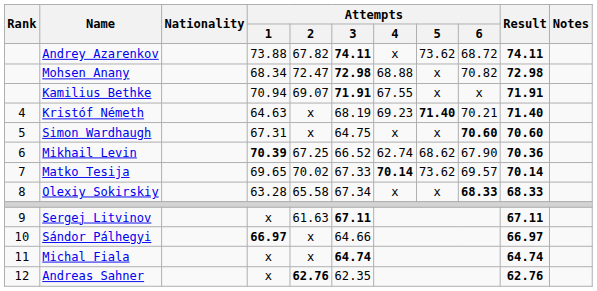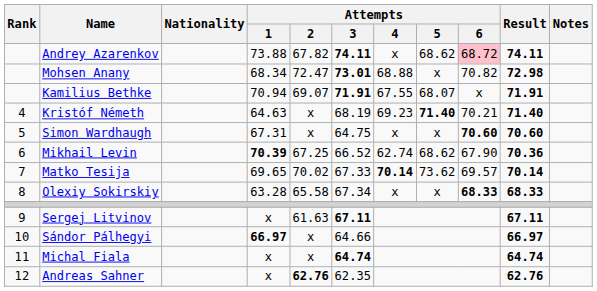(437, 54) 73.62 -> (437, 54) 68.62
(479, 54) no background -> (479, 54) pink background
(353, 73) 72.98 -> (353, 73) 73.01
(437, 93) x -> (437, 93) 68.07
